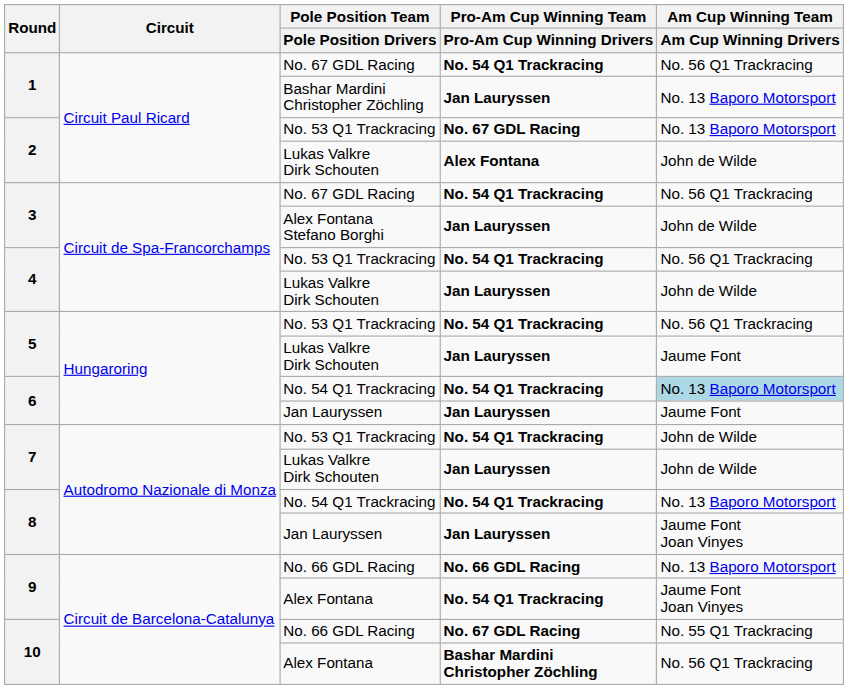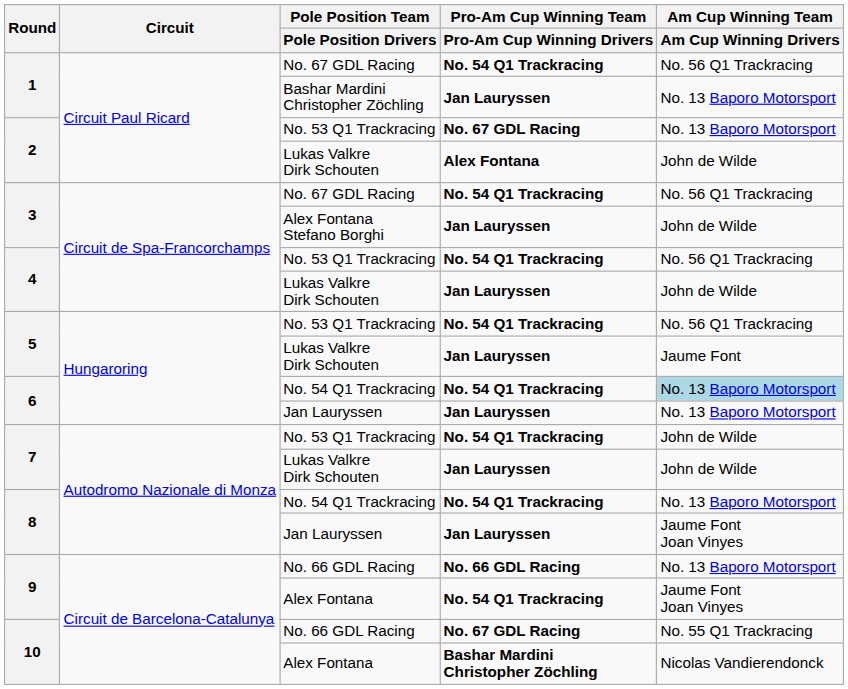(701, 412) Jaume Font -> (748, 412) No. 13 Baporo Motorsport
(737, 663) No. 56 Q1 Trackracing -> (742, 663) Nicolas Vandierendonck
